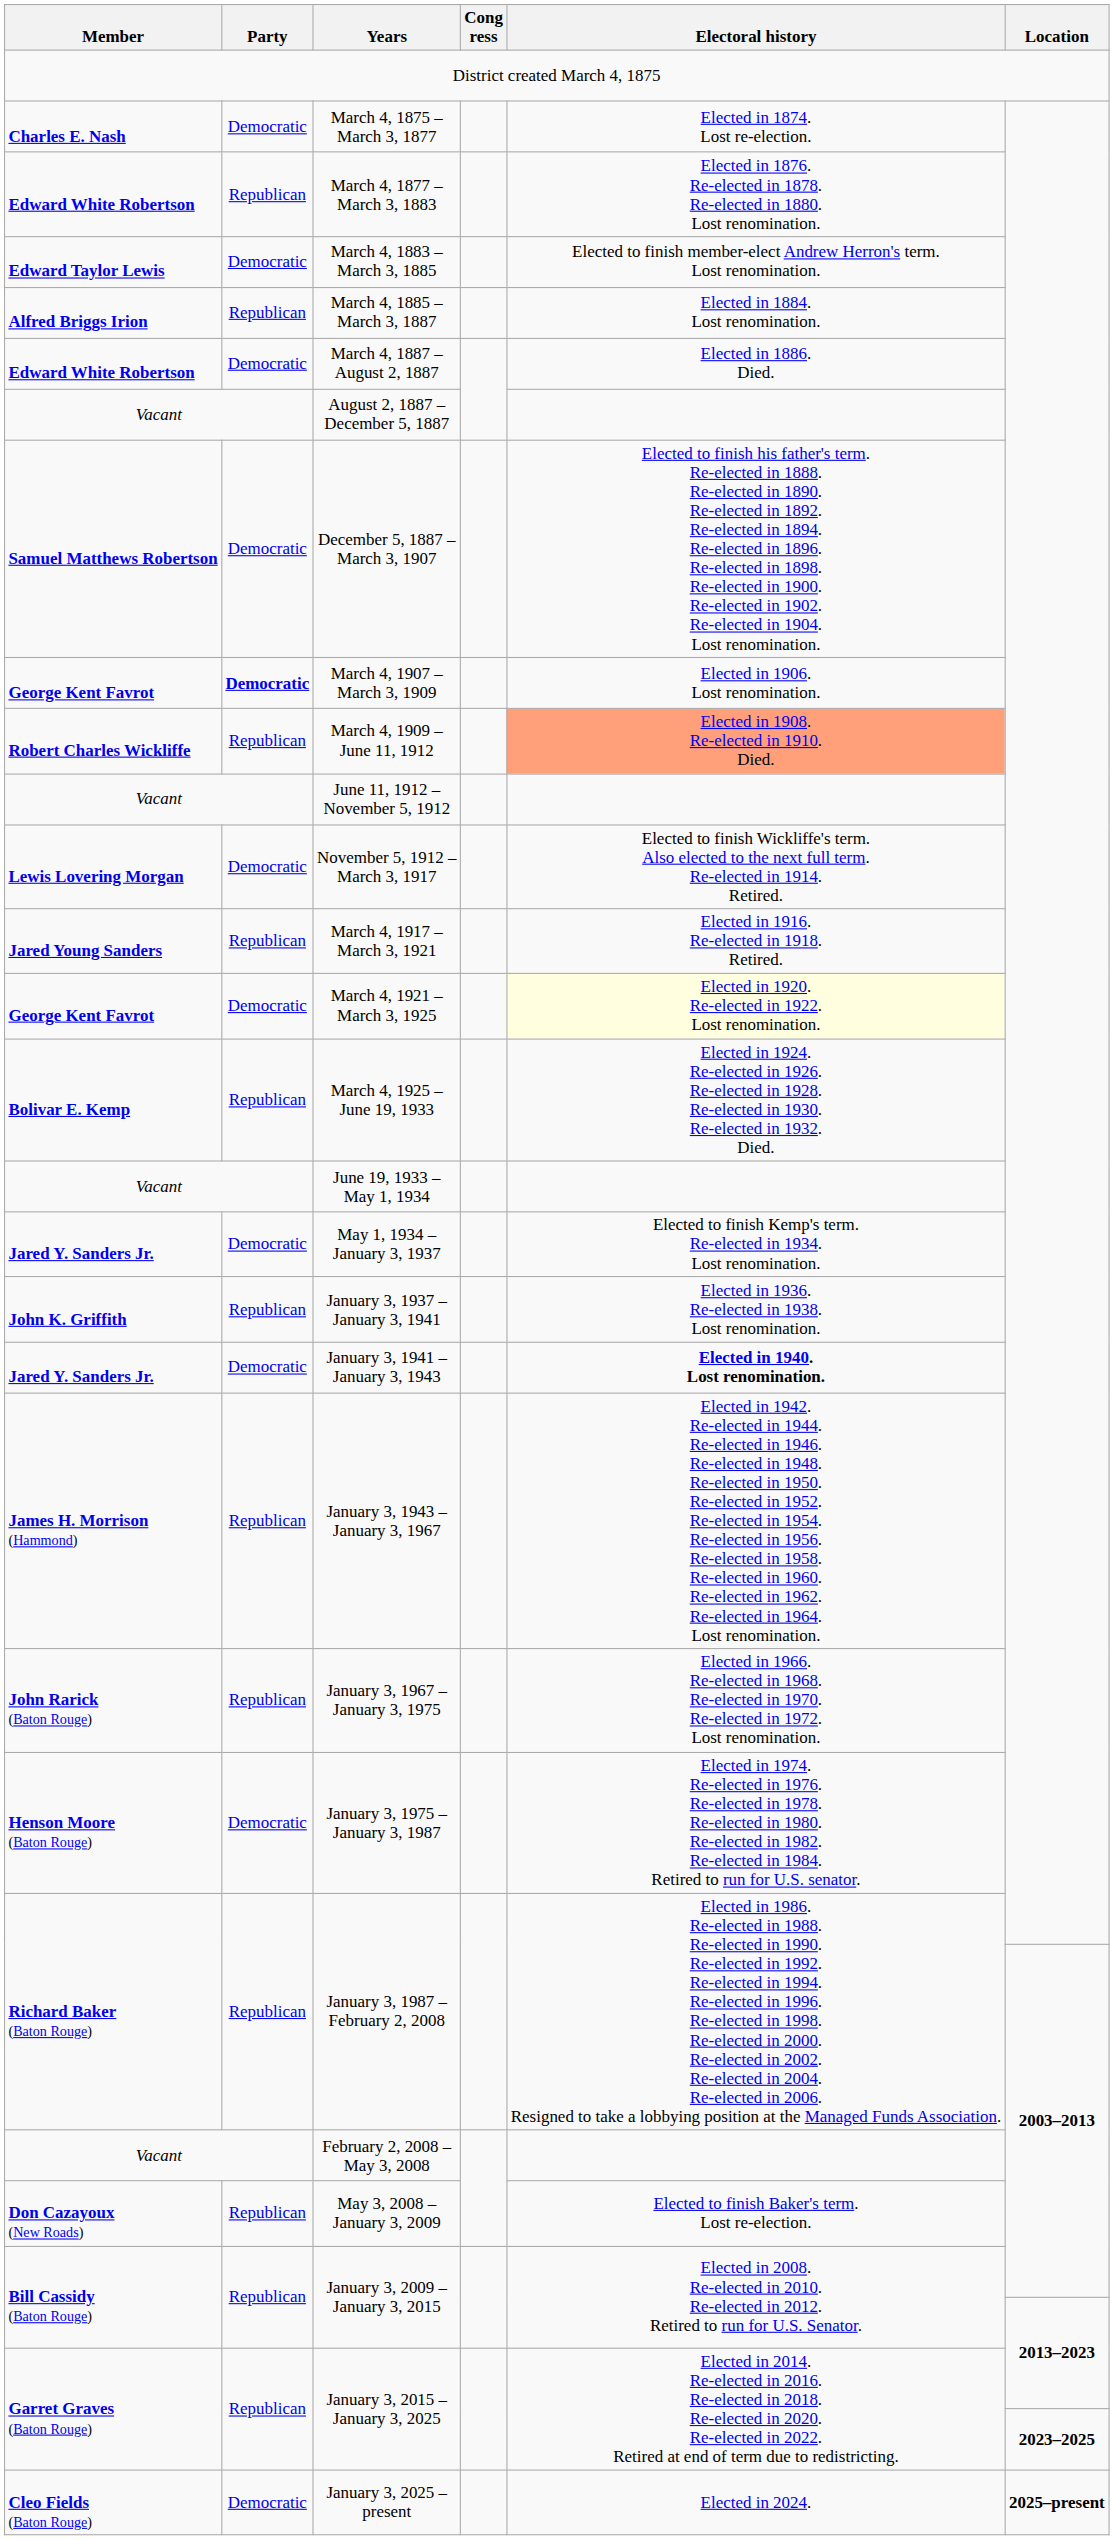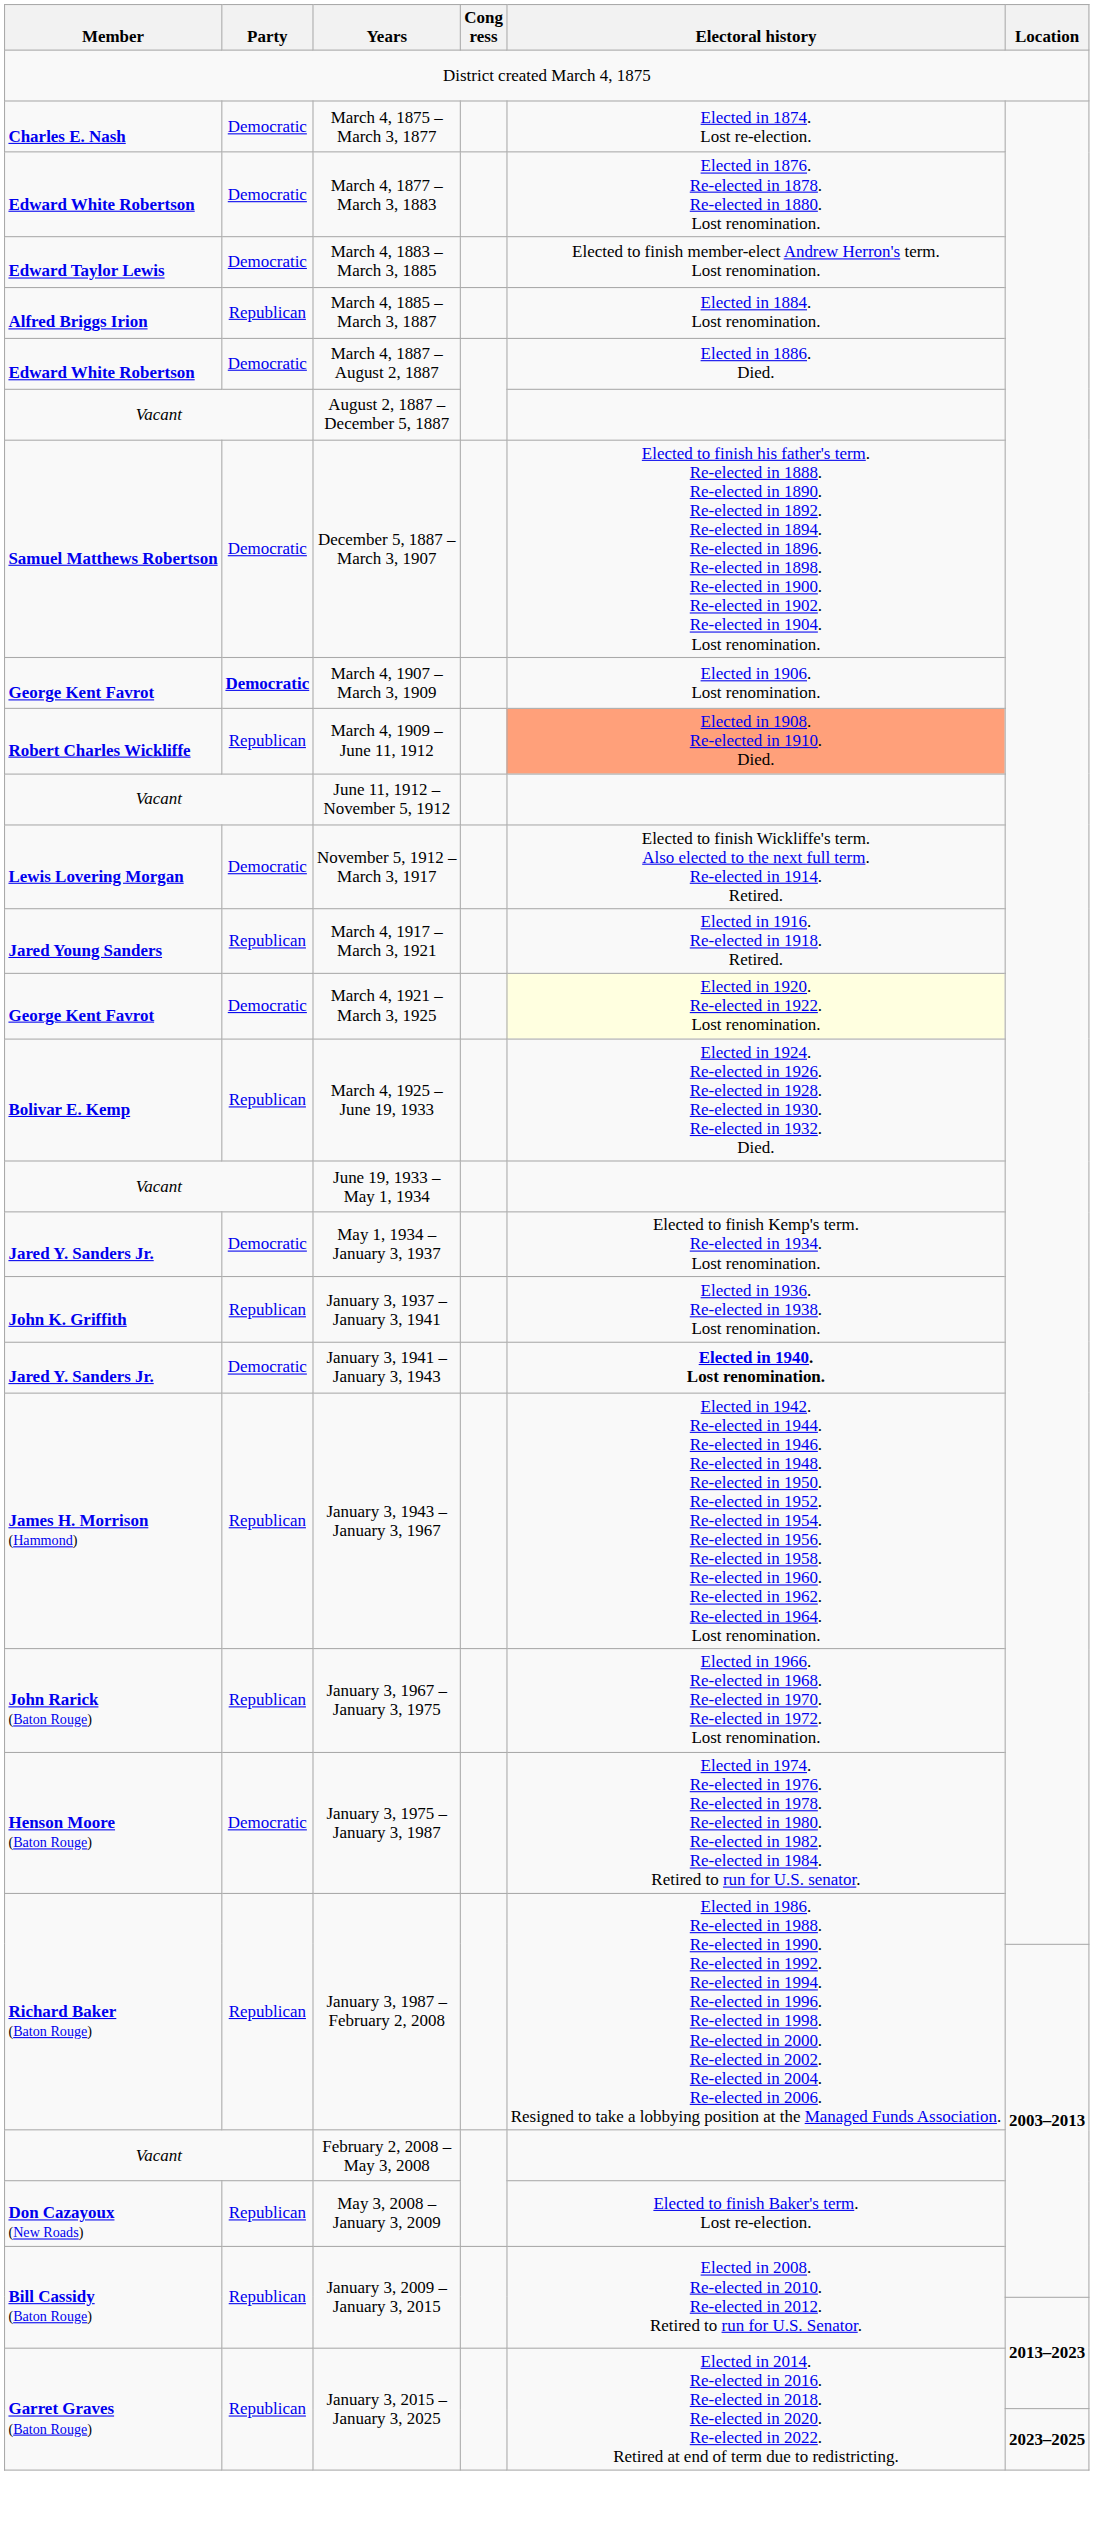(267, 194) Republican -> (267, 194) Democratic
- row: (50, 2512)
